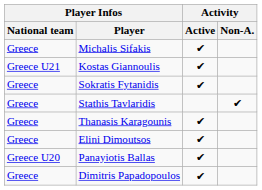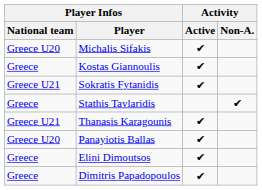(23, 48) Greece -> (33, 48) Greece U20
(33, 66) Greece U21 -> (23, 66) Greece
(23, 85) Greece -> (33, 85) Greece U21
(23, 121) Greece -> (33, 121) Greece U21
rows swapped: (117, 157) <-> (115, 139)
